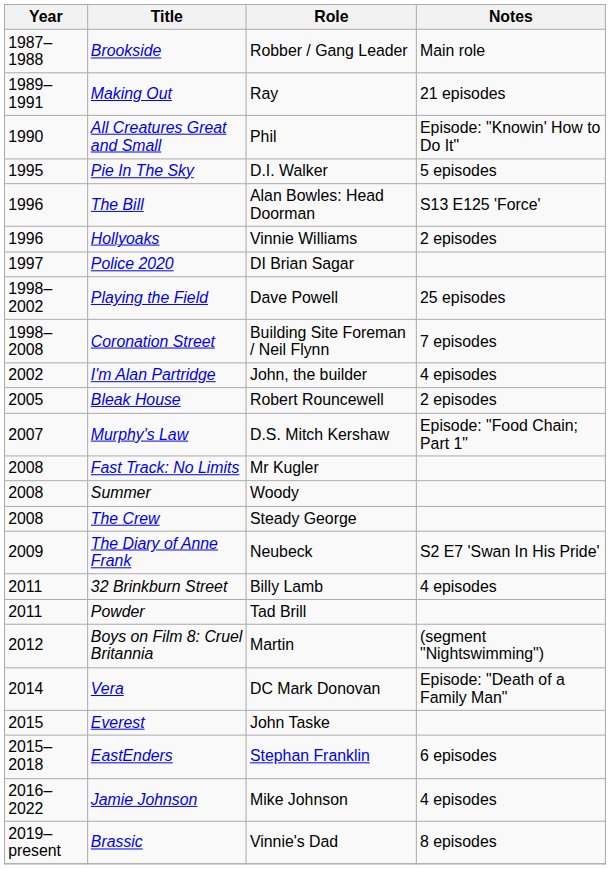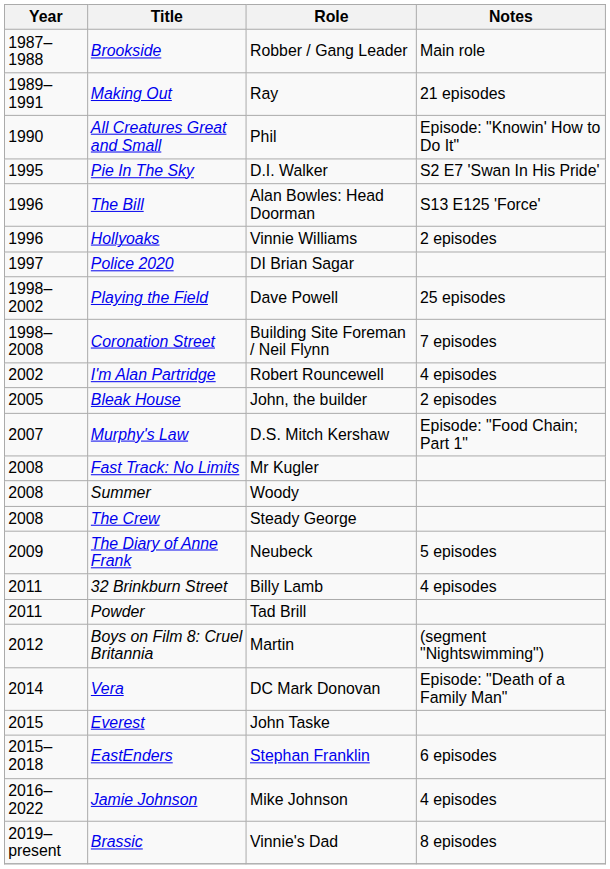(458, 171) 5 episodes -> (510, 171) S2 E7 'Swan In His Pride'
(309, 375) John, the builder -> (317, 375) Robert Rouncewell
(317, 400) Robert Rouncewell -> (309, 400) John, the builder
(510, 552) S2 E7 'Swan In His Pride' -> (458, 552) 5 episodes
